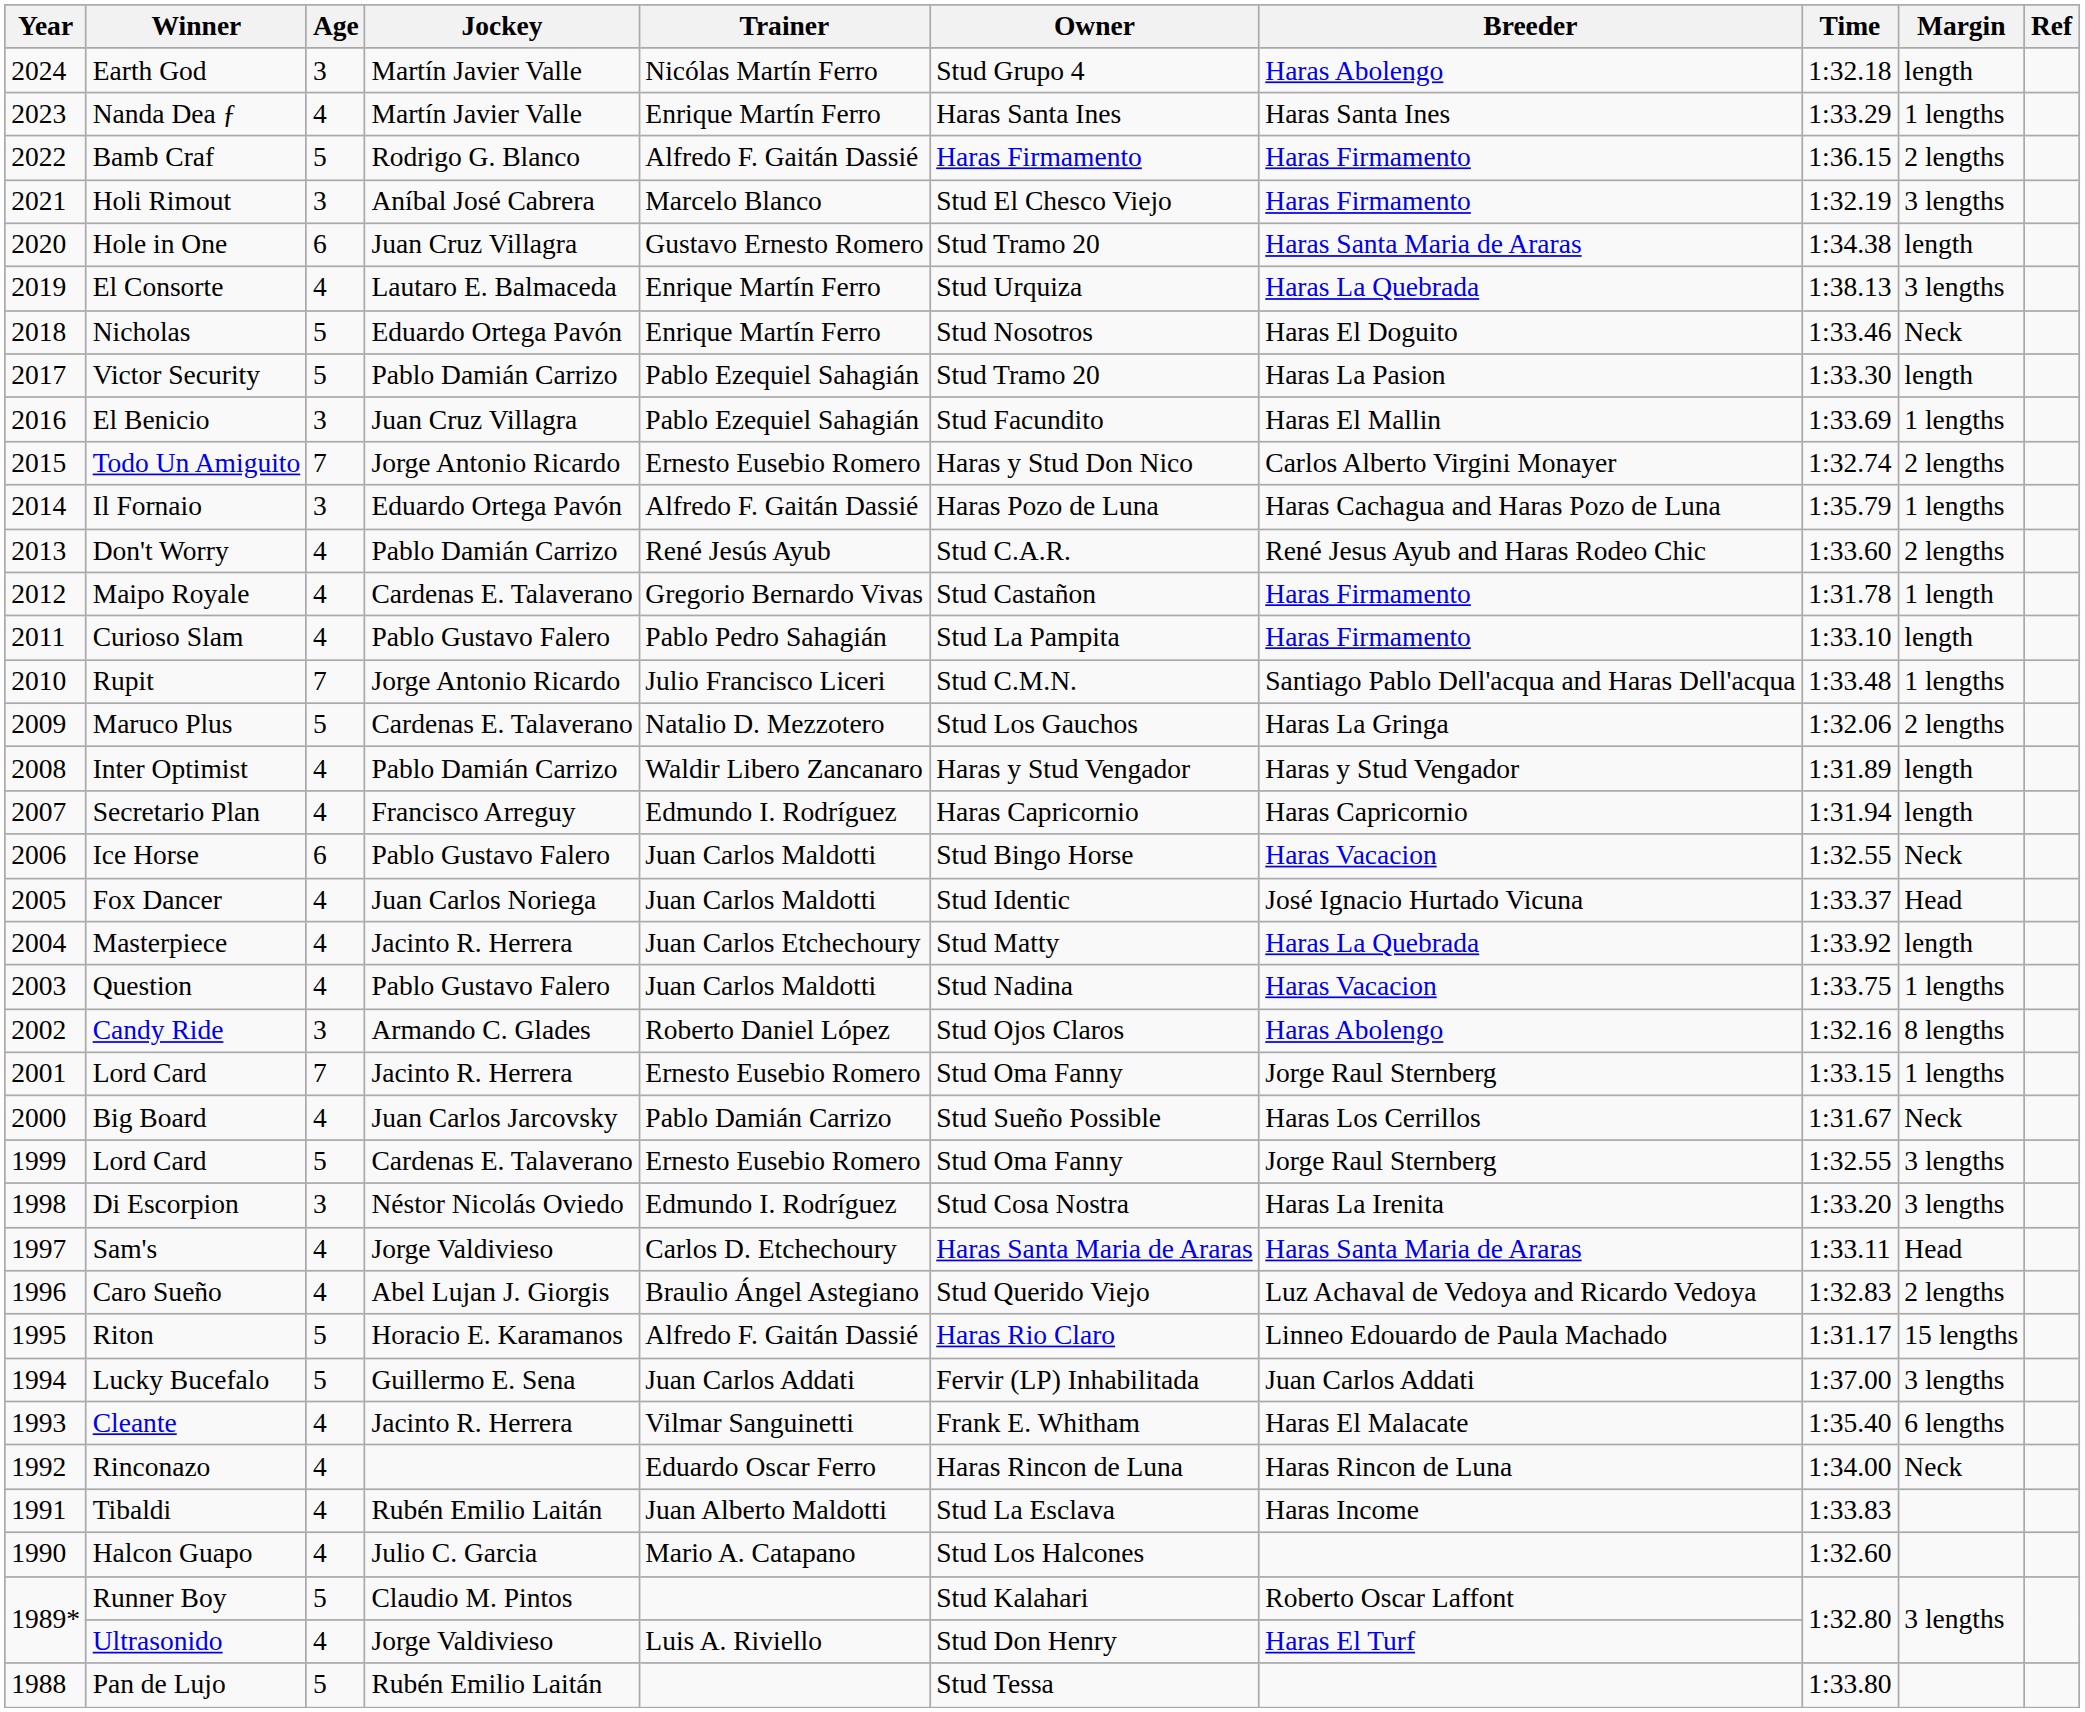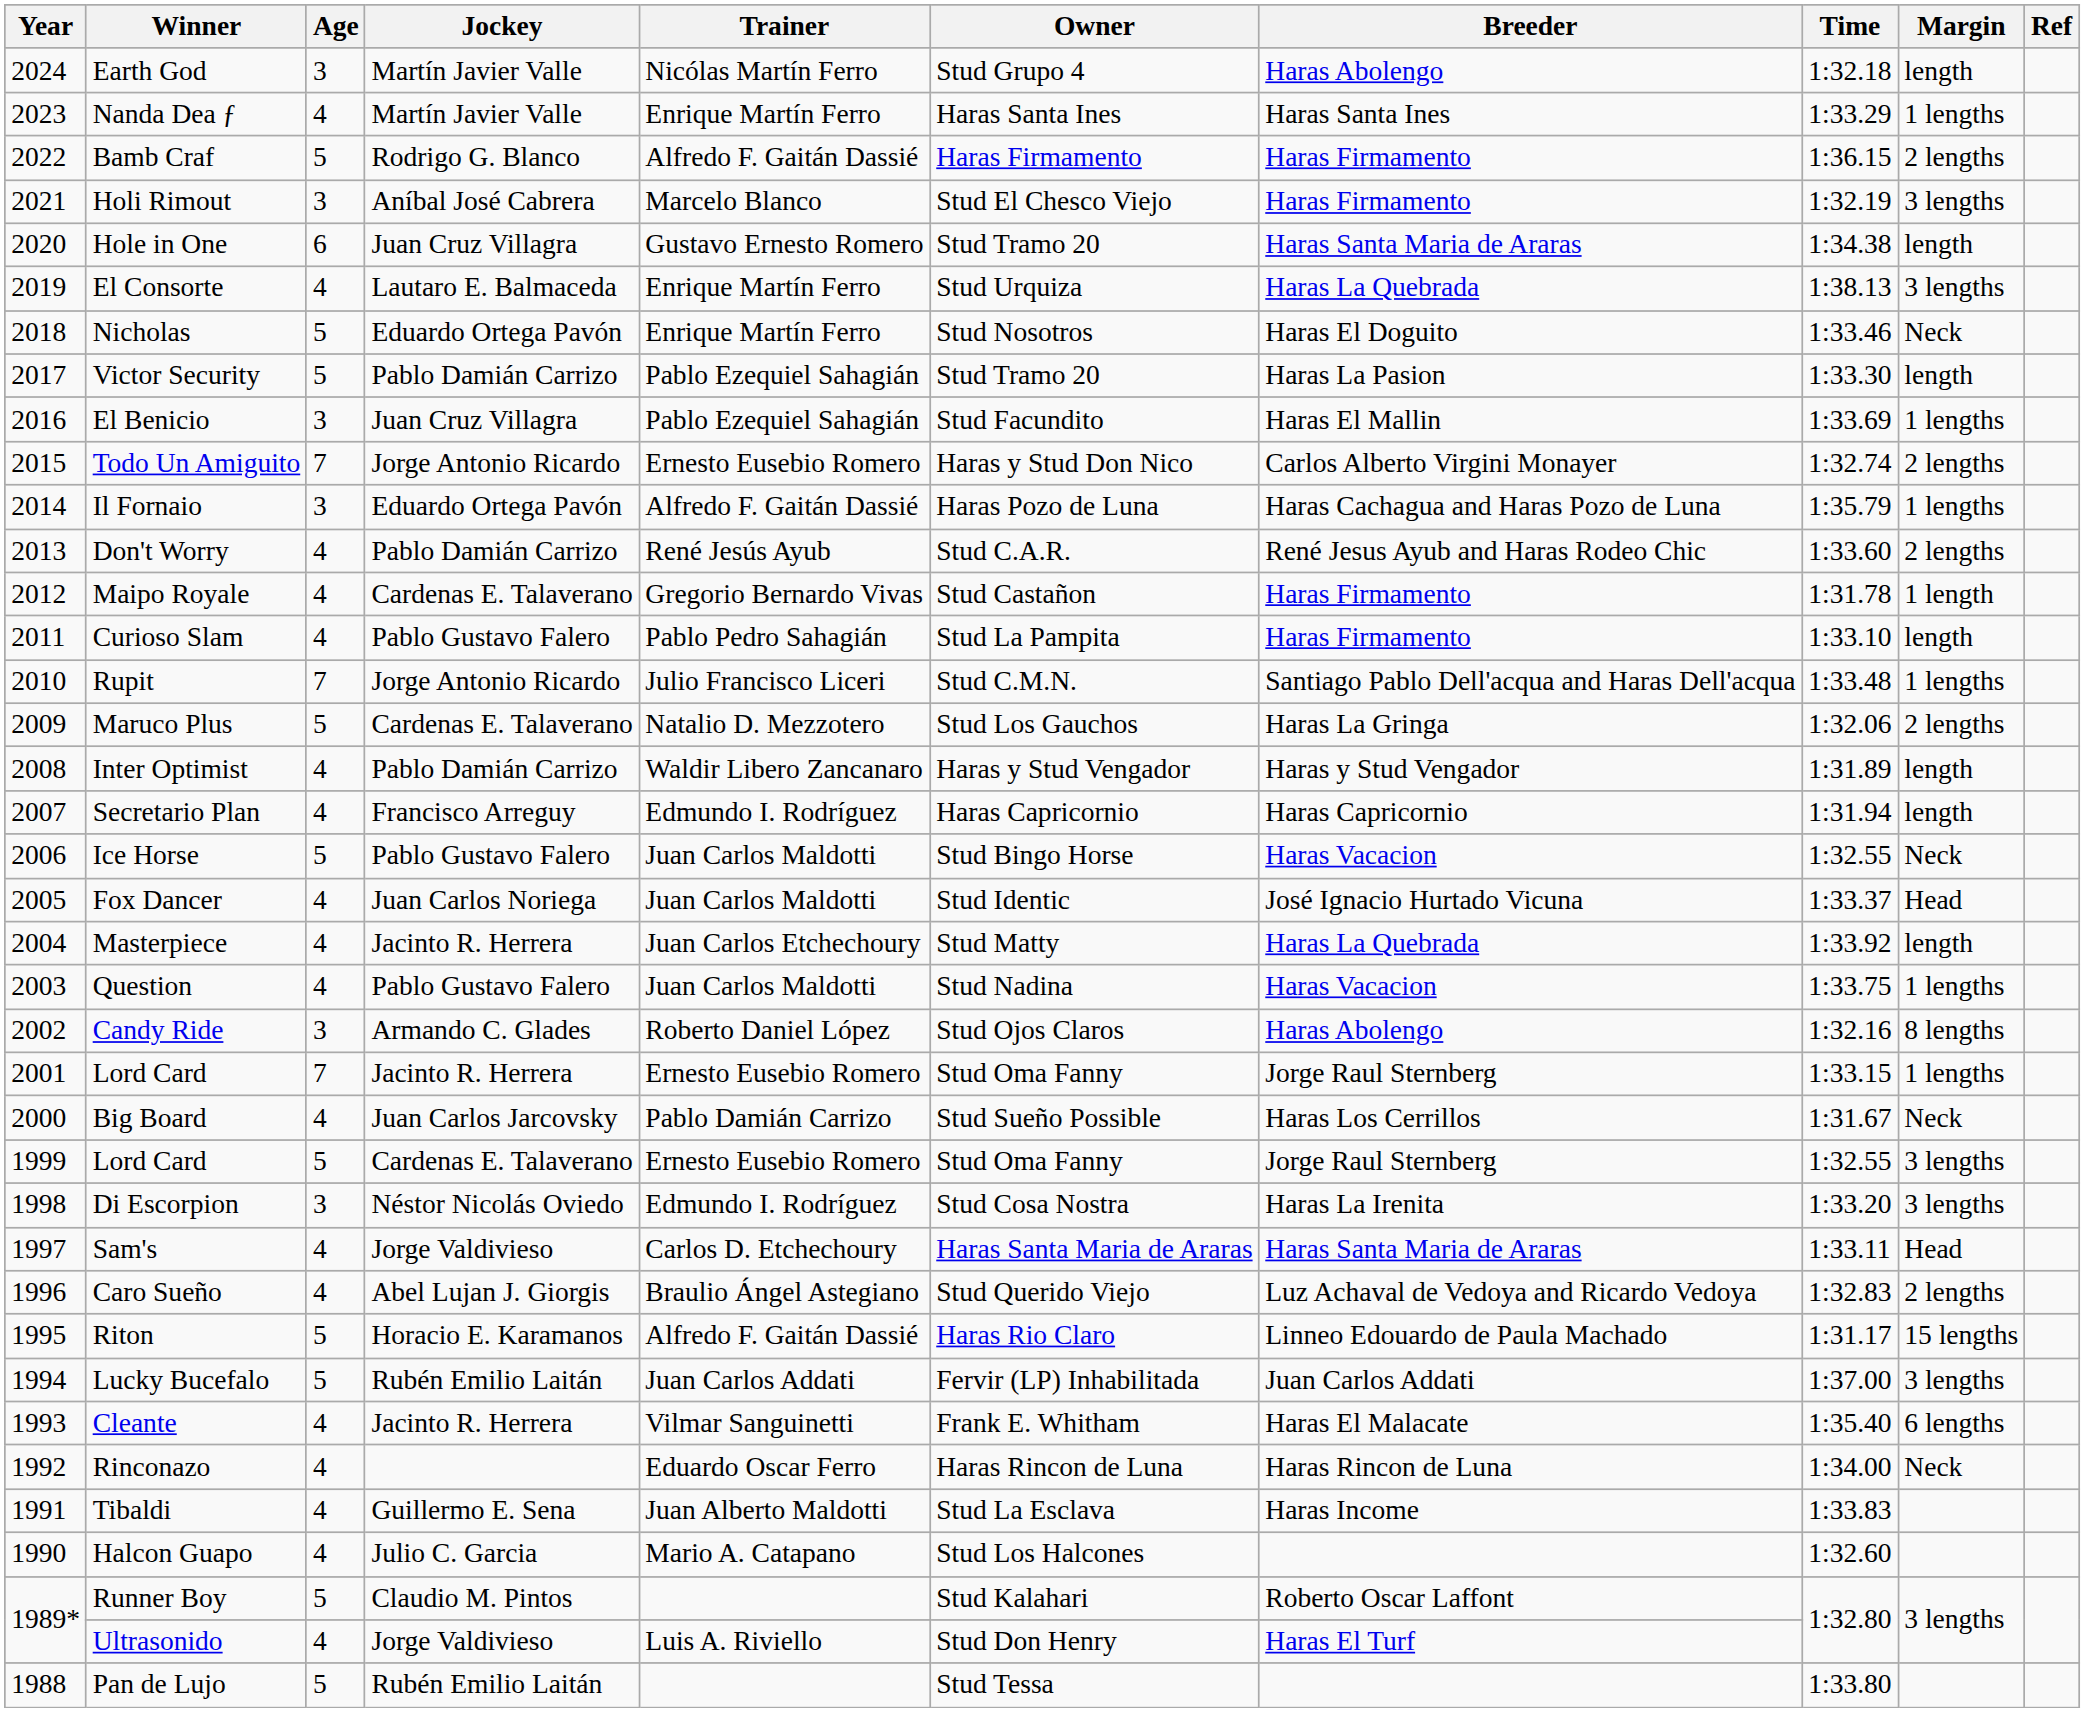(320, 855) 6 -> (320, 855) 5
(473, 1379) Guillermo E. Sena -> (487, 1379) Rubén Emilio Laitán
(487, 1510) Rubén Emilio Laitán -> (473, 1510) Guillermo E. Sena
